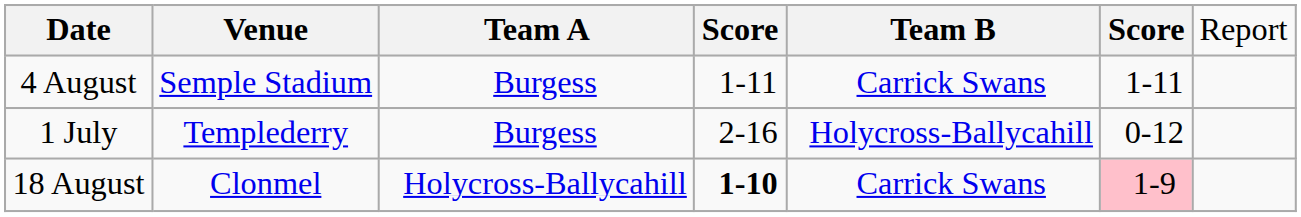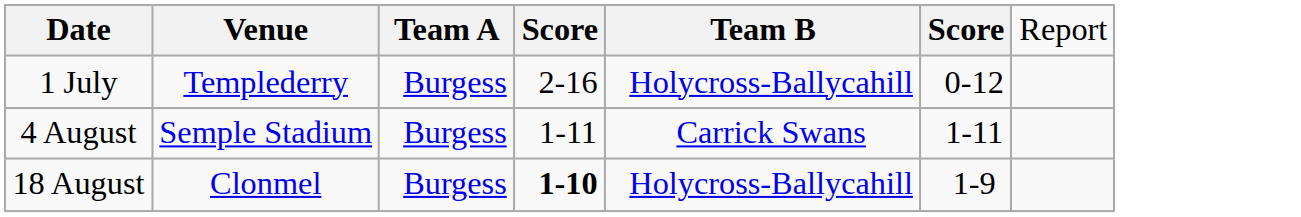rows swapped: (78, 132) <-> (78, 81)
(537, 183) Holycross-Ballycahill -> (447, 183) Burgess
(943, 183) Carrick Swans -> (763, 183) Holycross-Ballycahill
(1146, 183) pink background -> (966, 183) no background
